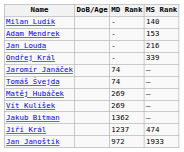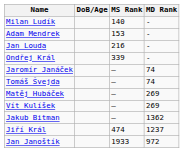columns swapped: (162, 11) <-> (127, 11)
